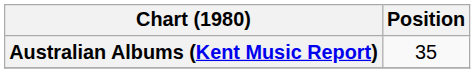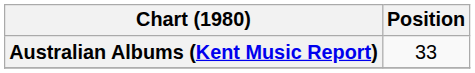(426, 51) 35 -> (426, 51) 33
